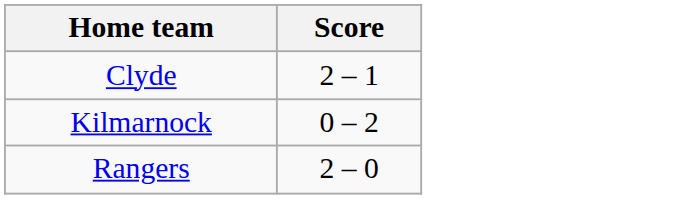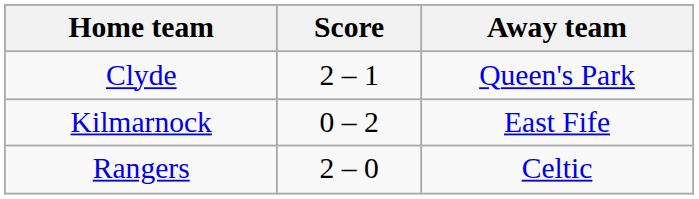+ column: (557, 27)
